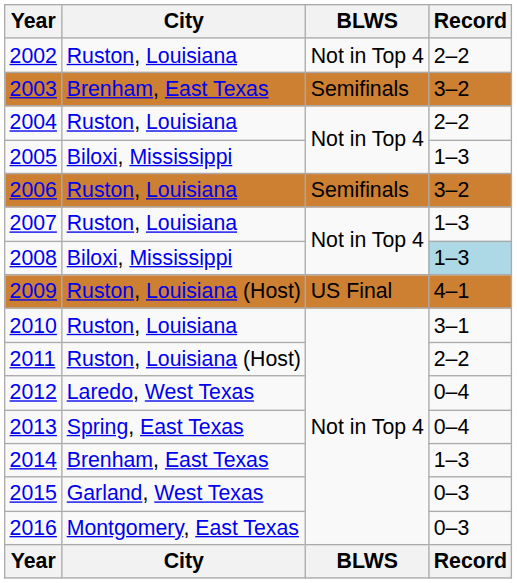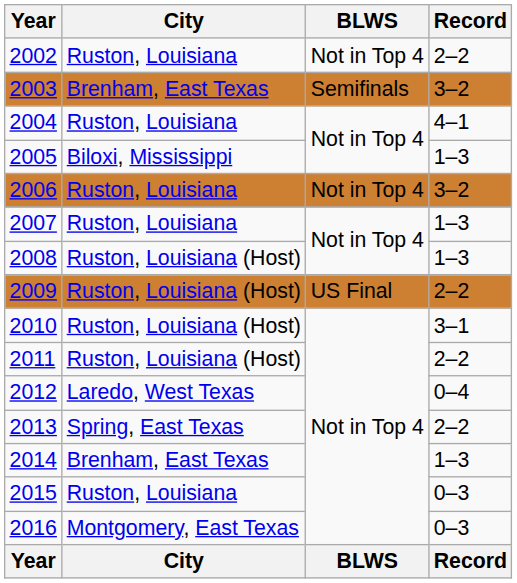(451, 122) 2–2 -> (451, 122) 4–1
(360, 190) Semifinals -> (367, 190) Not in Top 4
(149, 257) Biloxi, Mississippi -> (184, 257) Ruston, Louisiana (Host)
(451, 257) lightblue background -> (451, 257) no background
(451, 291) 4–1 -> (451, 291) 2–2
(152, 325) Ruston, Louisiana -> (184, 325) Ruston, Louisiana (Host)
(451, 426) 0–4 -> (451, 426) 2–2
(165, 493) Garland, West Texas -> (152, 493) Ruston, Louisiana
